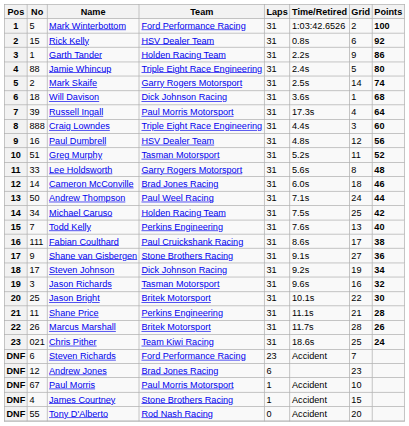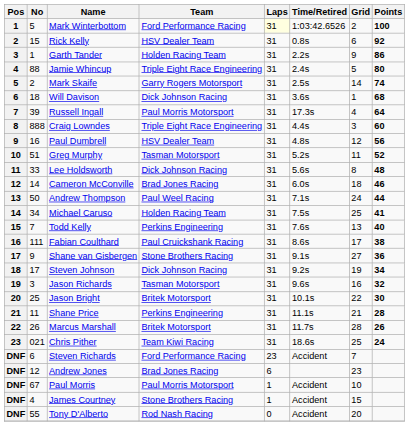(272, 25) no background -> (272, 25) lightyellow background
(192, 169) Garry Rogers Motorsport -> (184, 169) Dick Johnson Racing
(379, 212) 42 -> (379, 212) 41
